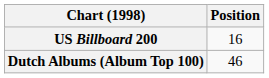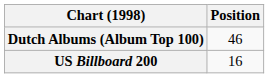rows swapped: (106, 61) <-> (106, 38)
